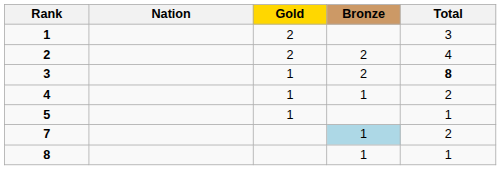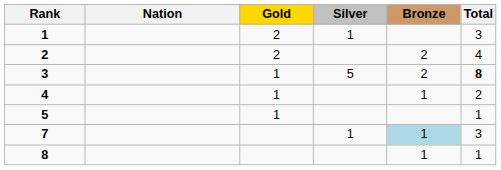+ column: (350, 14)
(448, 134) 2 -> (478, 134) 3
